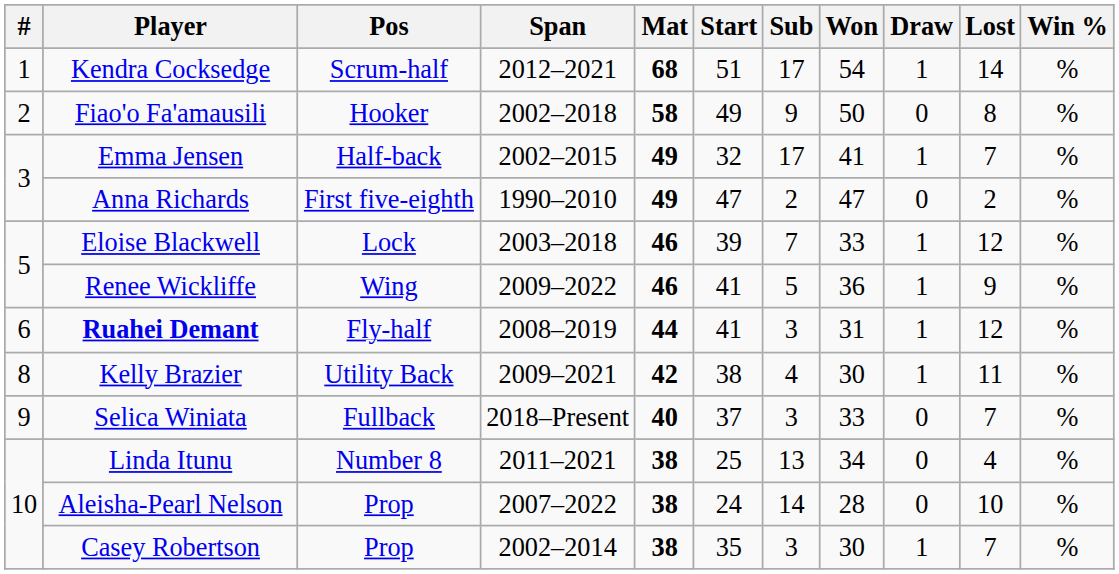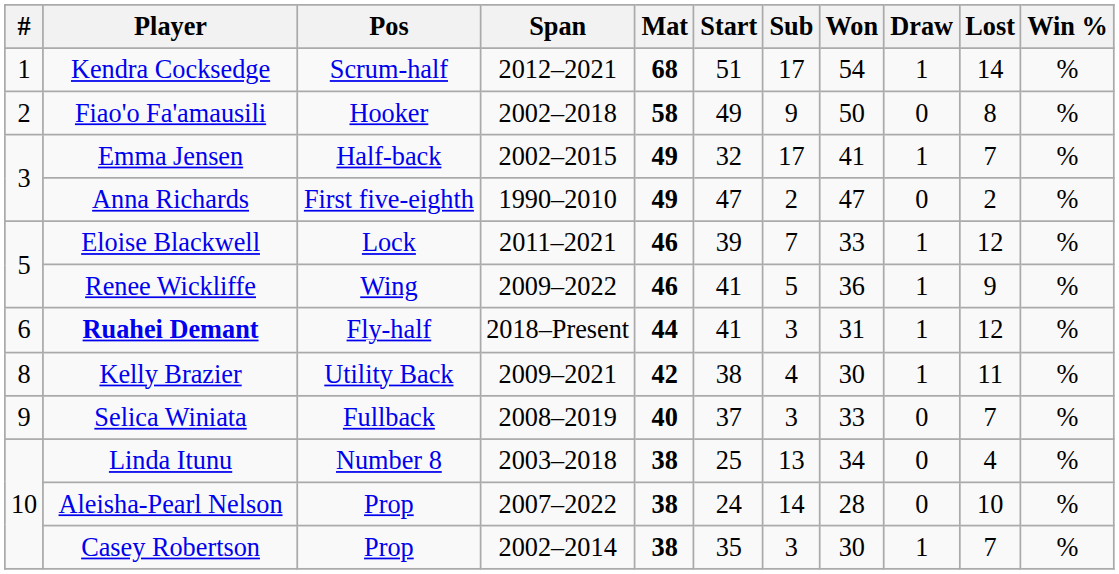(558, 243) 2003–2018 -> (558, 243) 2011–2021
(558, 329) 2008–2019 -> (558, 329) 2018–Present
(558, 416) 2018–Present -> (558, 416) 2008–2019
(558, 459) 2011–2021 -> (558, 459) 2003–2018
